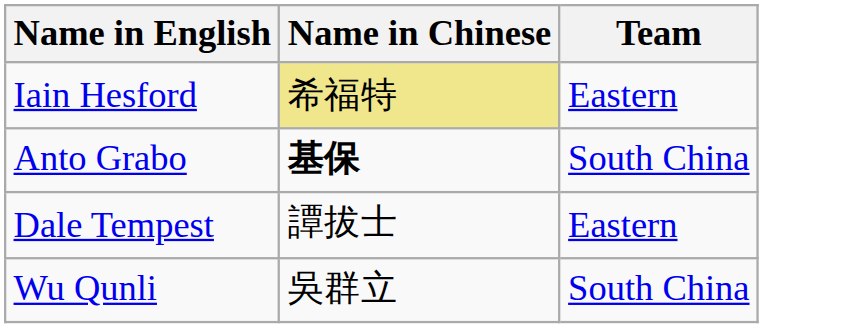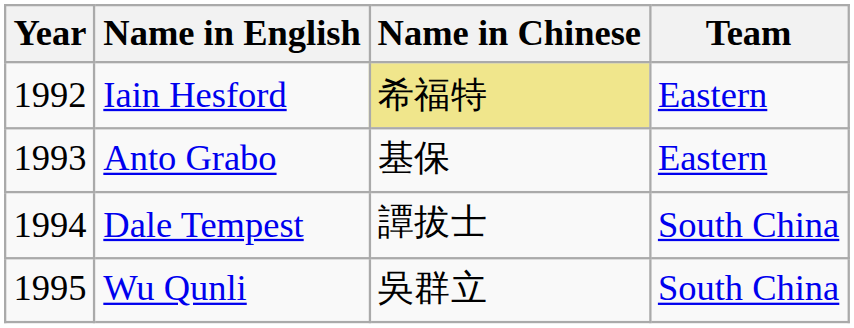+ column: (50, 33)
(324, 158) bold -> (414, 158) normal
(659, 159) South China -> (713, 159) Eastern
(623, 224) Eastern -> (749, 224) South China
